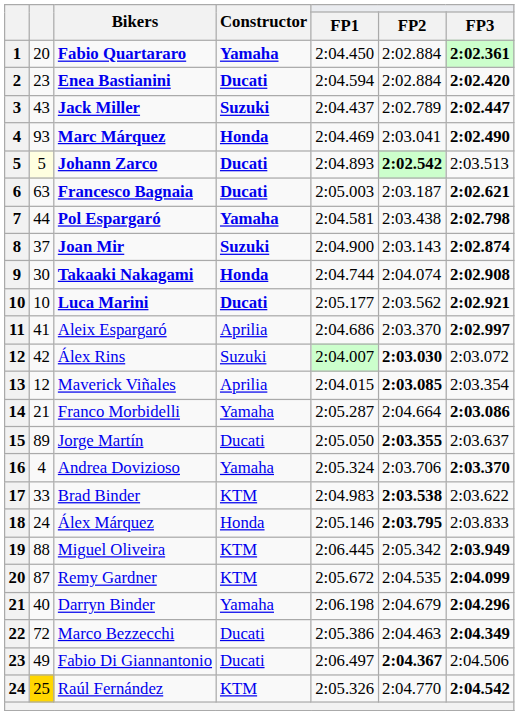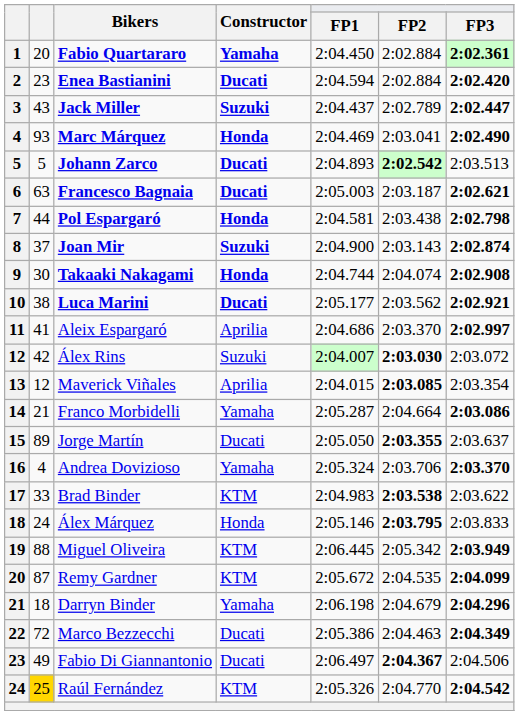(42, 163) lightyellow background -> (42, 163) no background
(249, 218) Yamaha -> (244, 218) Honda
(42, 301) 10 -> (42, 301) 38
(42, 605) 40 -> (42, 605) 18
